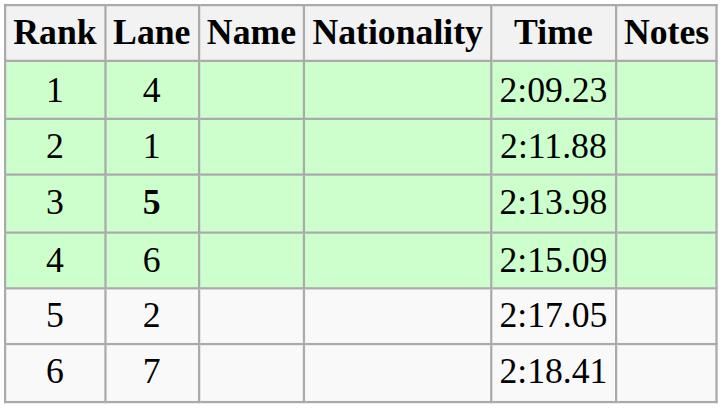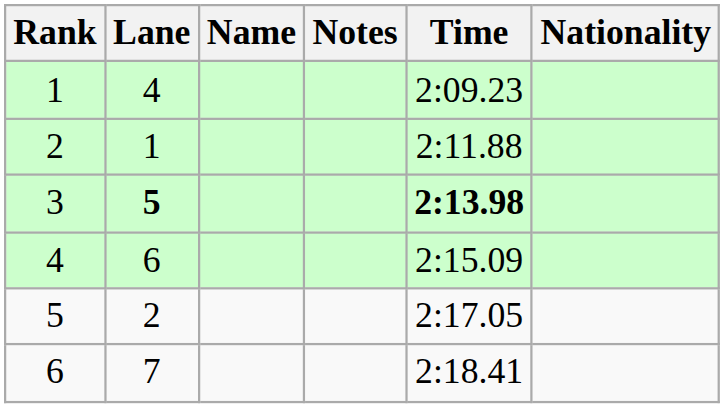columns swapped: (398, 32) <-> (667, 32)
(553, 202) normal -> (469, 202) bold
